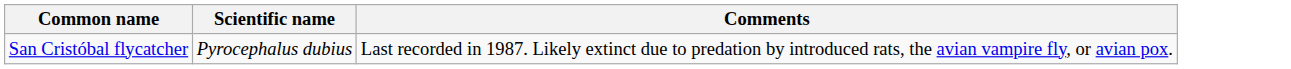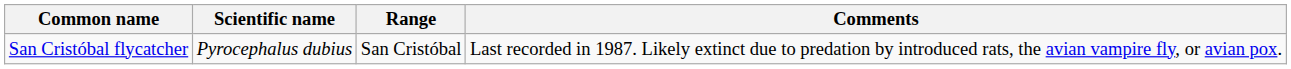+ column: (411, 19)
